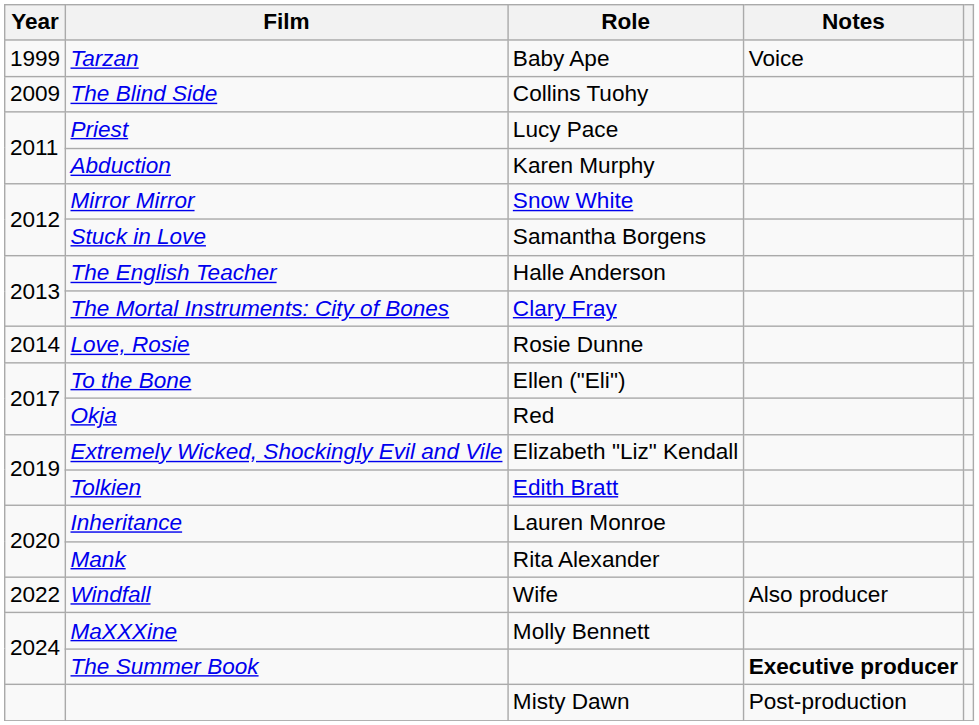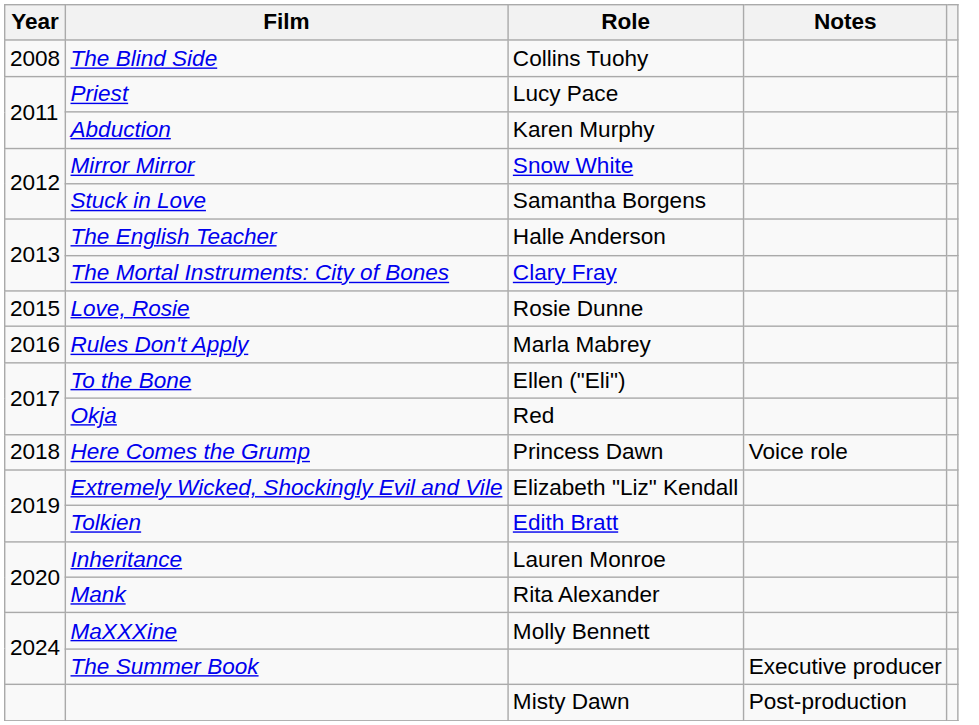- row: (105, 58)
(35, 93) 2009 -> (35, 58) 2008
(35, 344) 2014 -> (35, 308) 2015
+ row: (159, 344)
+ row: (190, 451)
- row: (111, 594)
(853, 666) bold -> (845, 666) normal
